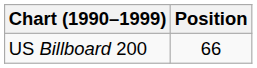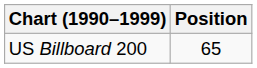(211, 48) 66 -> (211, 48) 65
